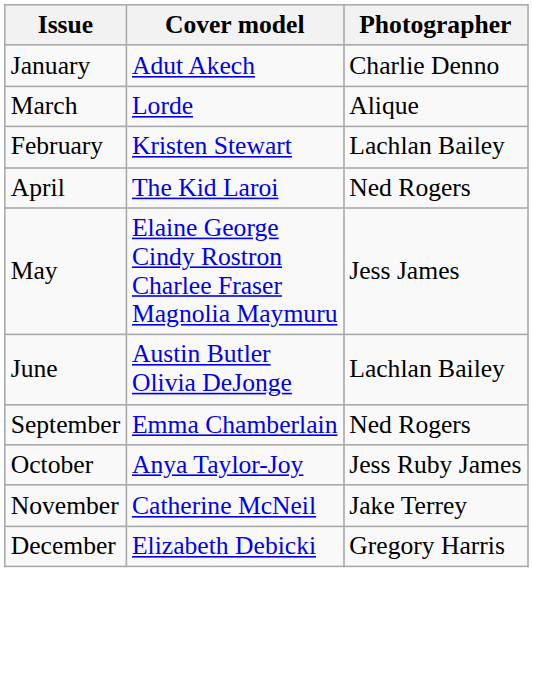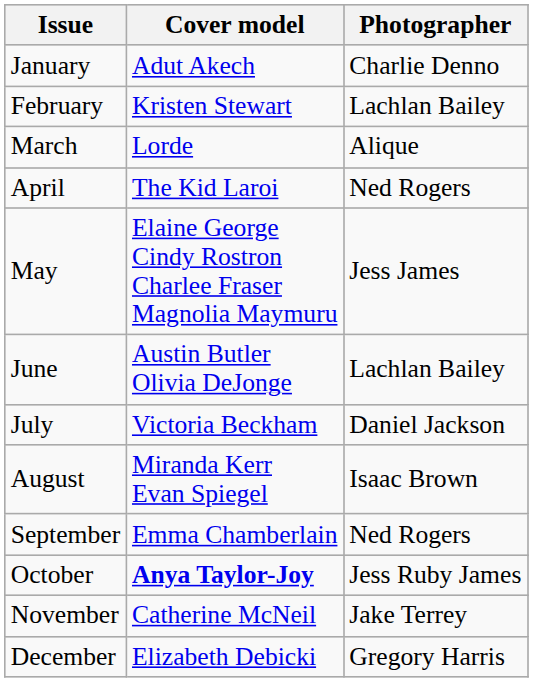rows swapped: (57, 146) <-> (44, 106)
+ row: (32, 424)
+ row: (48, 479)
(218, 464) normal -> (223, 574) bold
